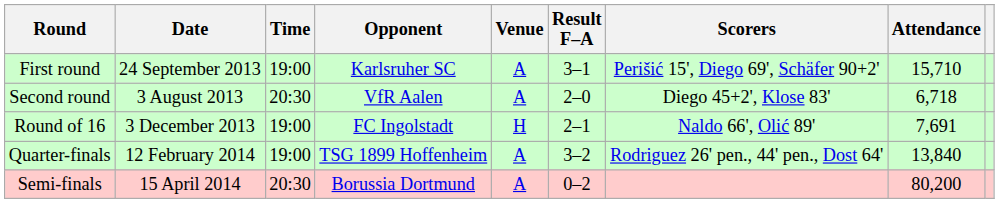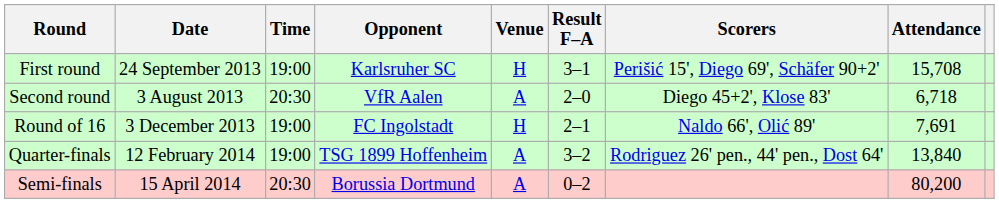(520, 68) A -> (520, 68) H
(936, 68) 15,710 -> (936, 68) 15,708
